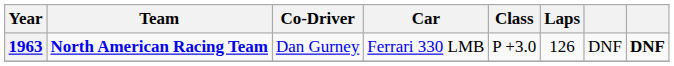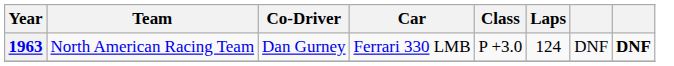(159, 46) bold -> (152, 46) normal
(562, 46) 126 -> (548, 46) 124
